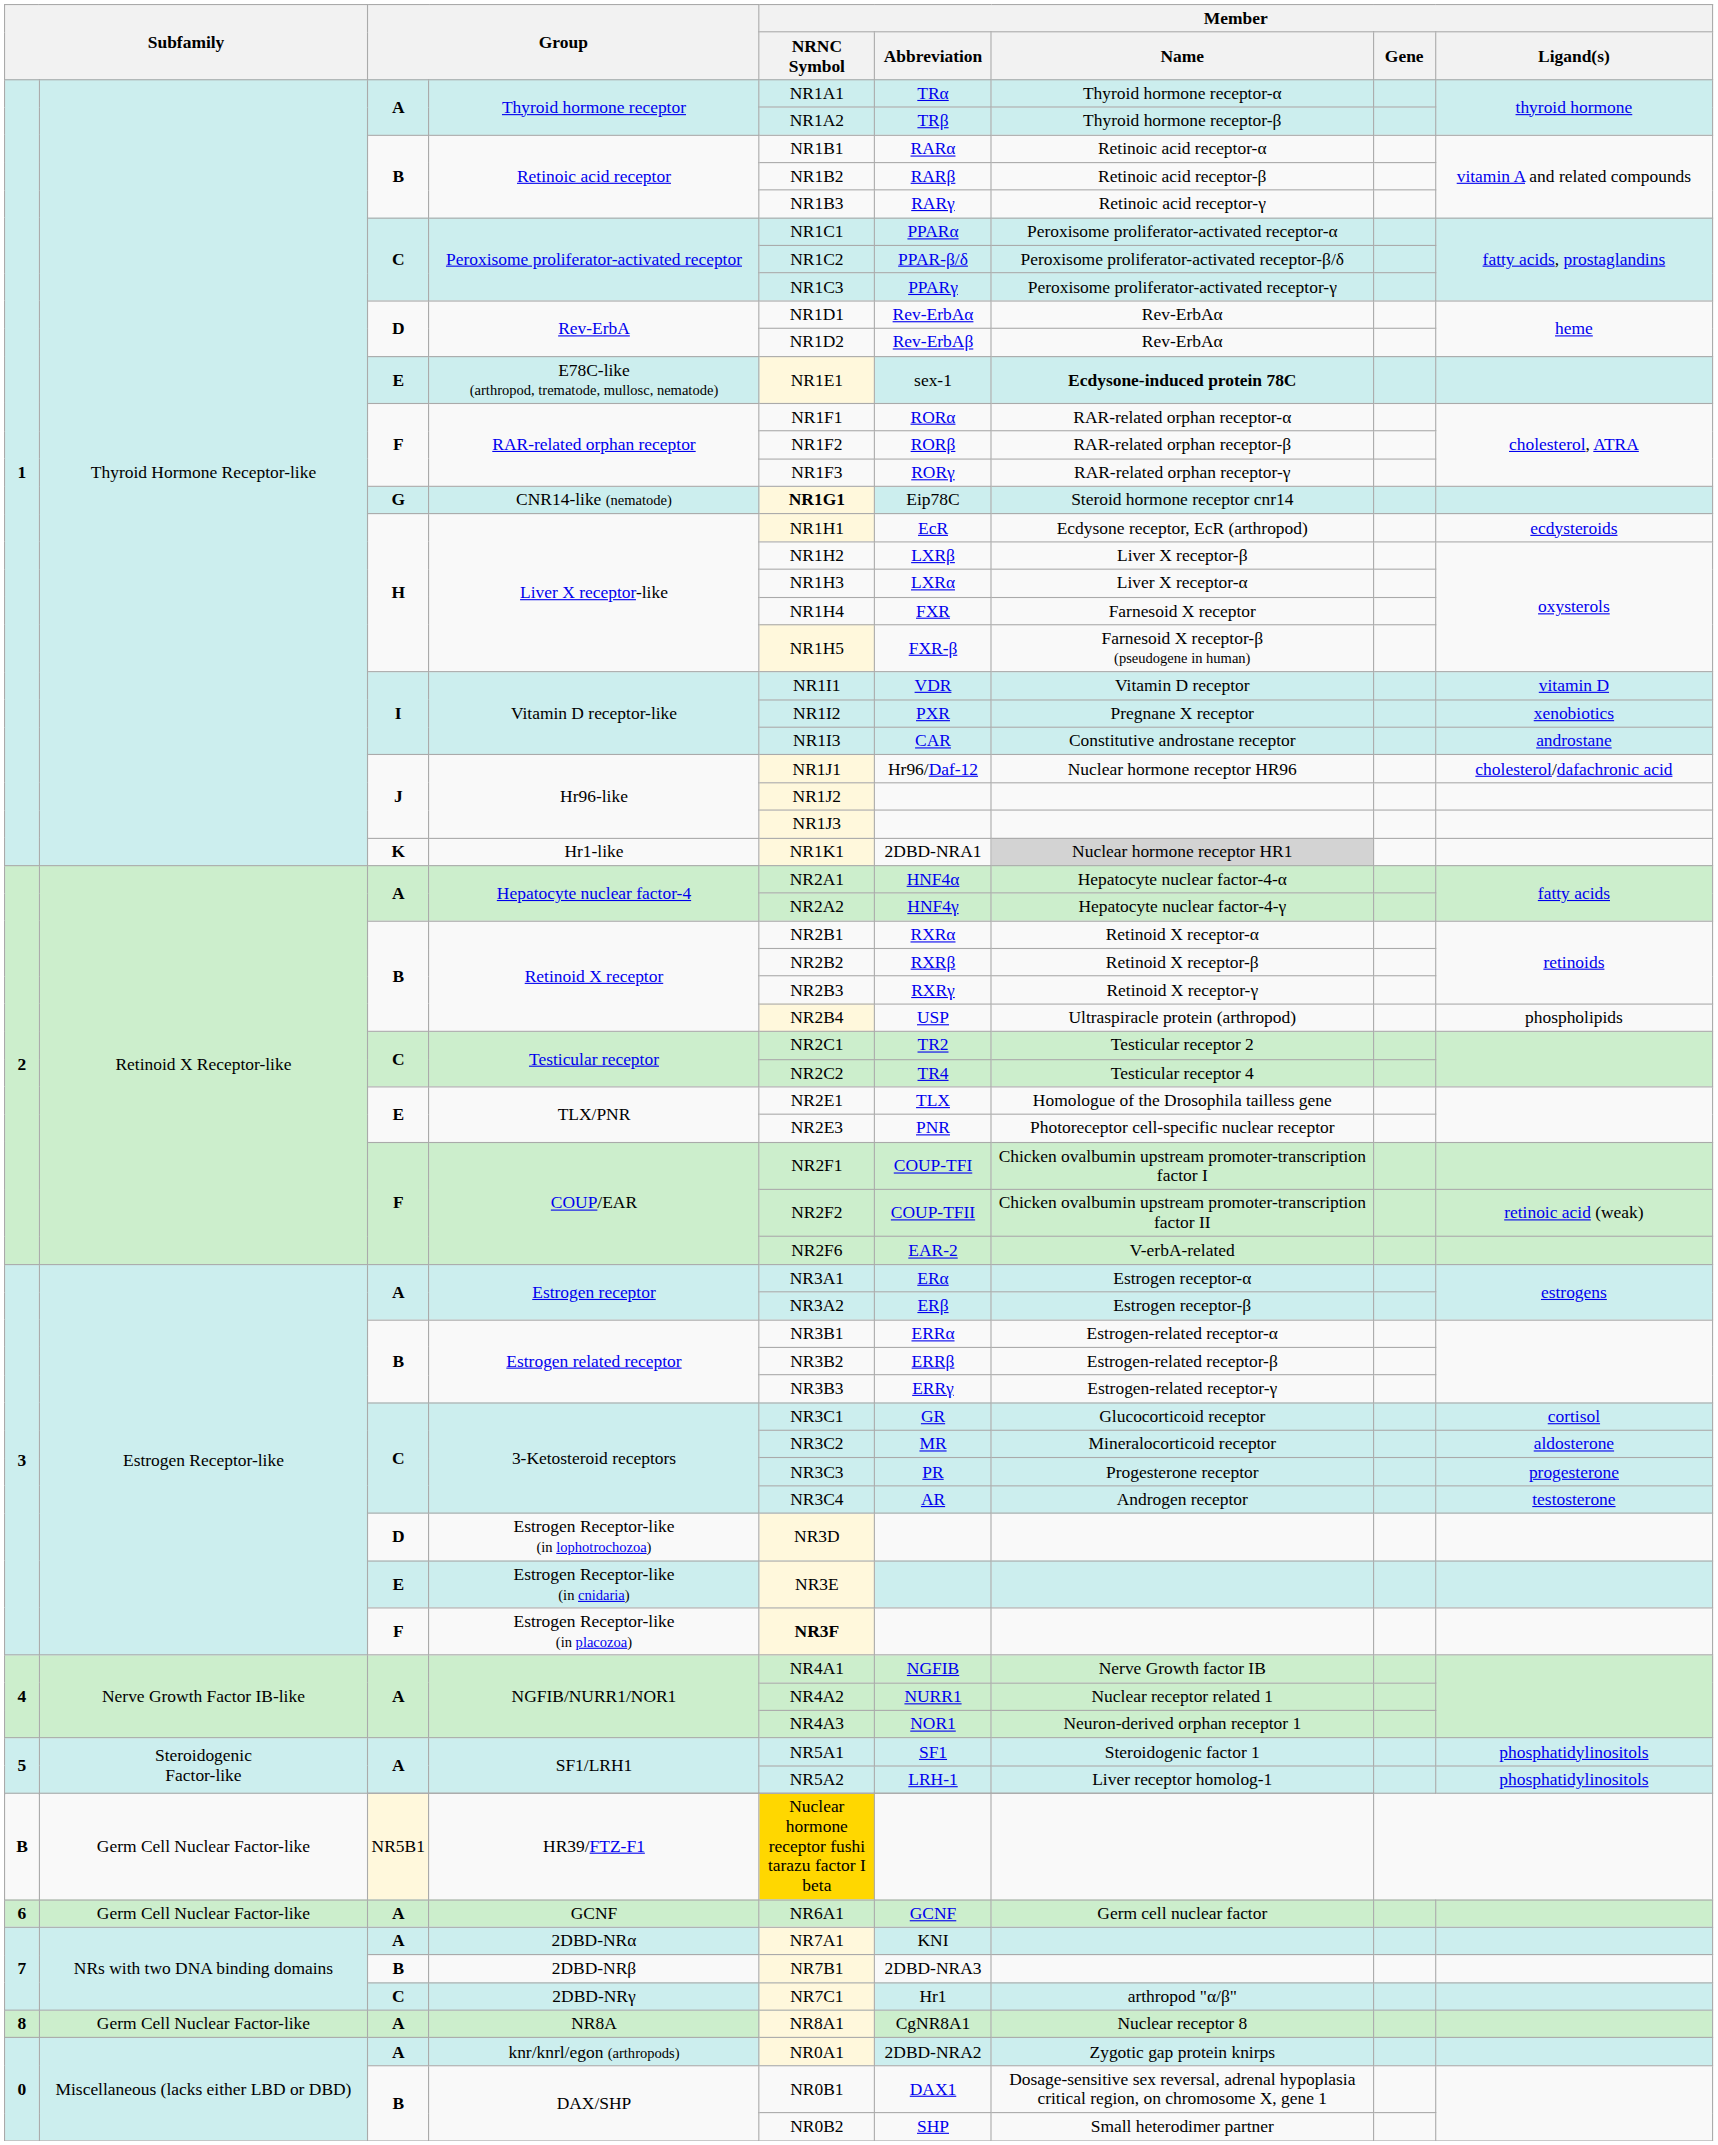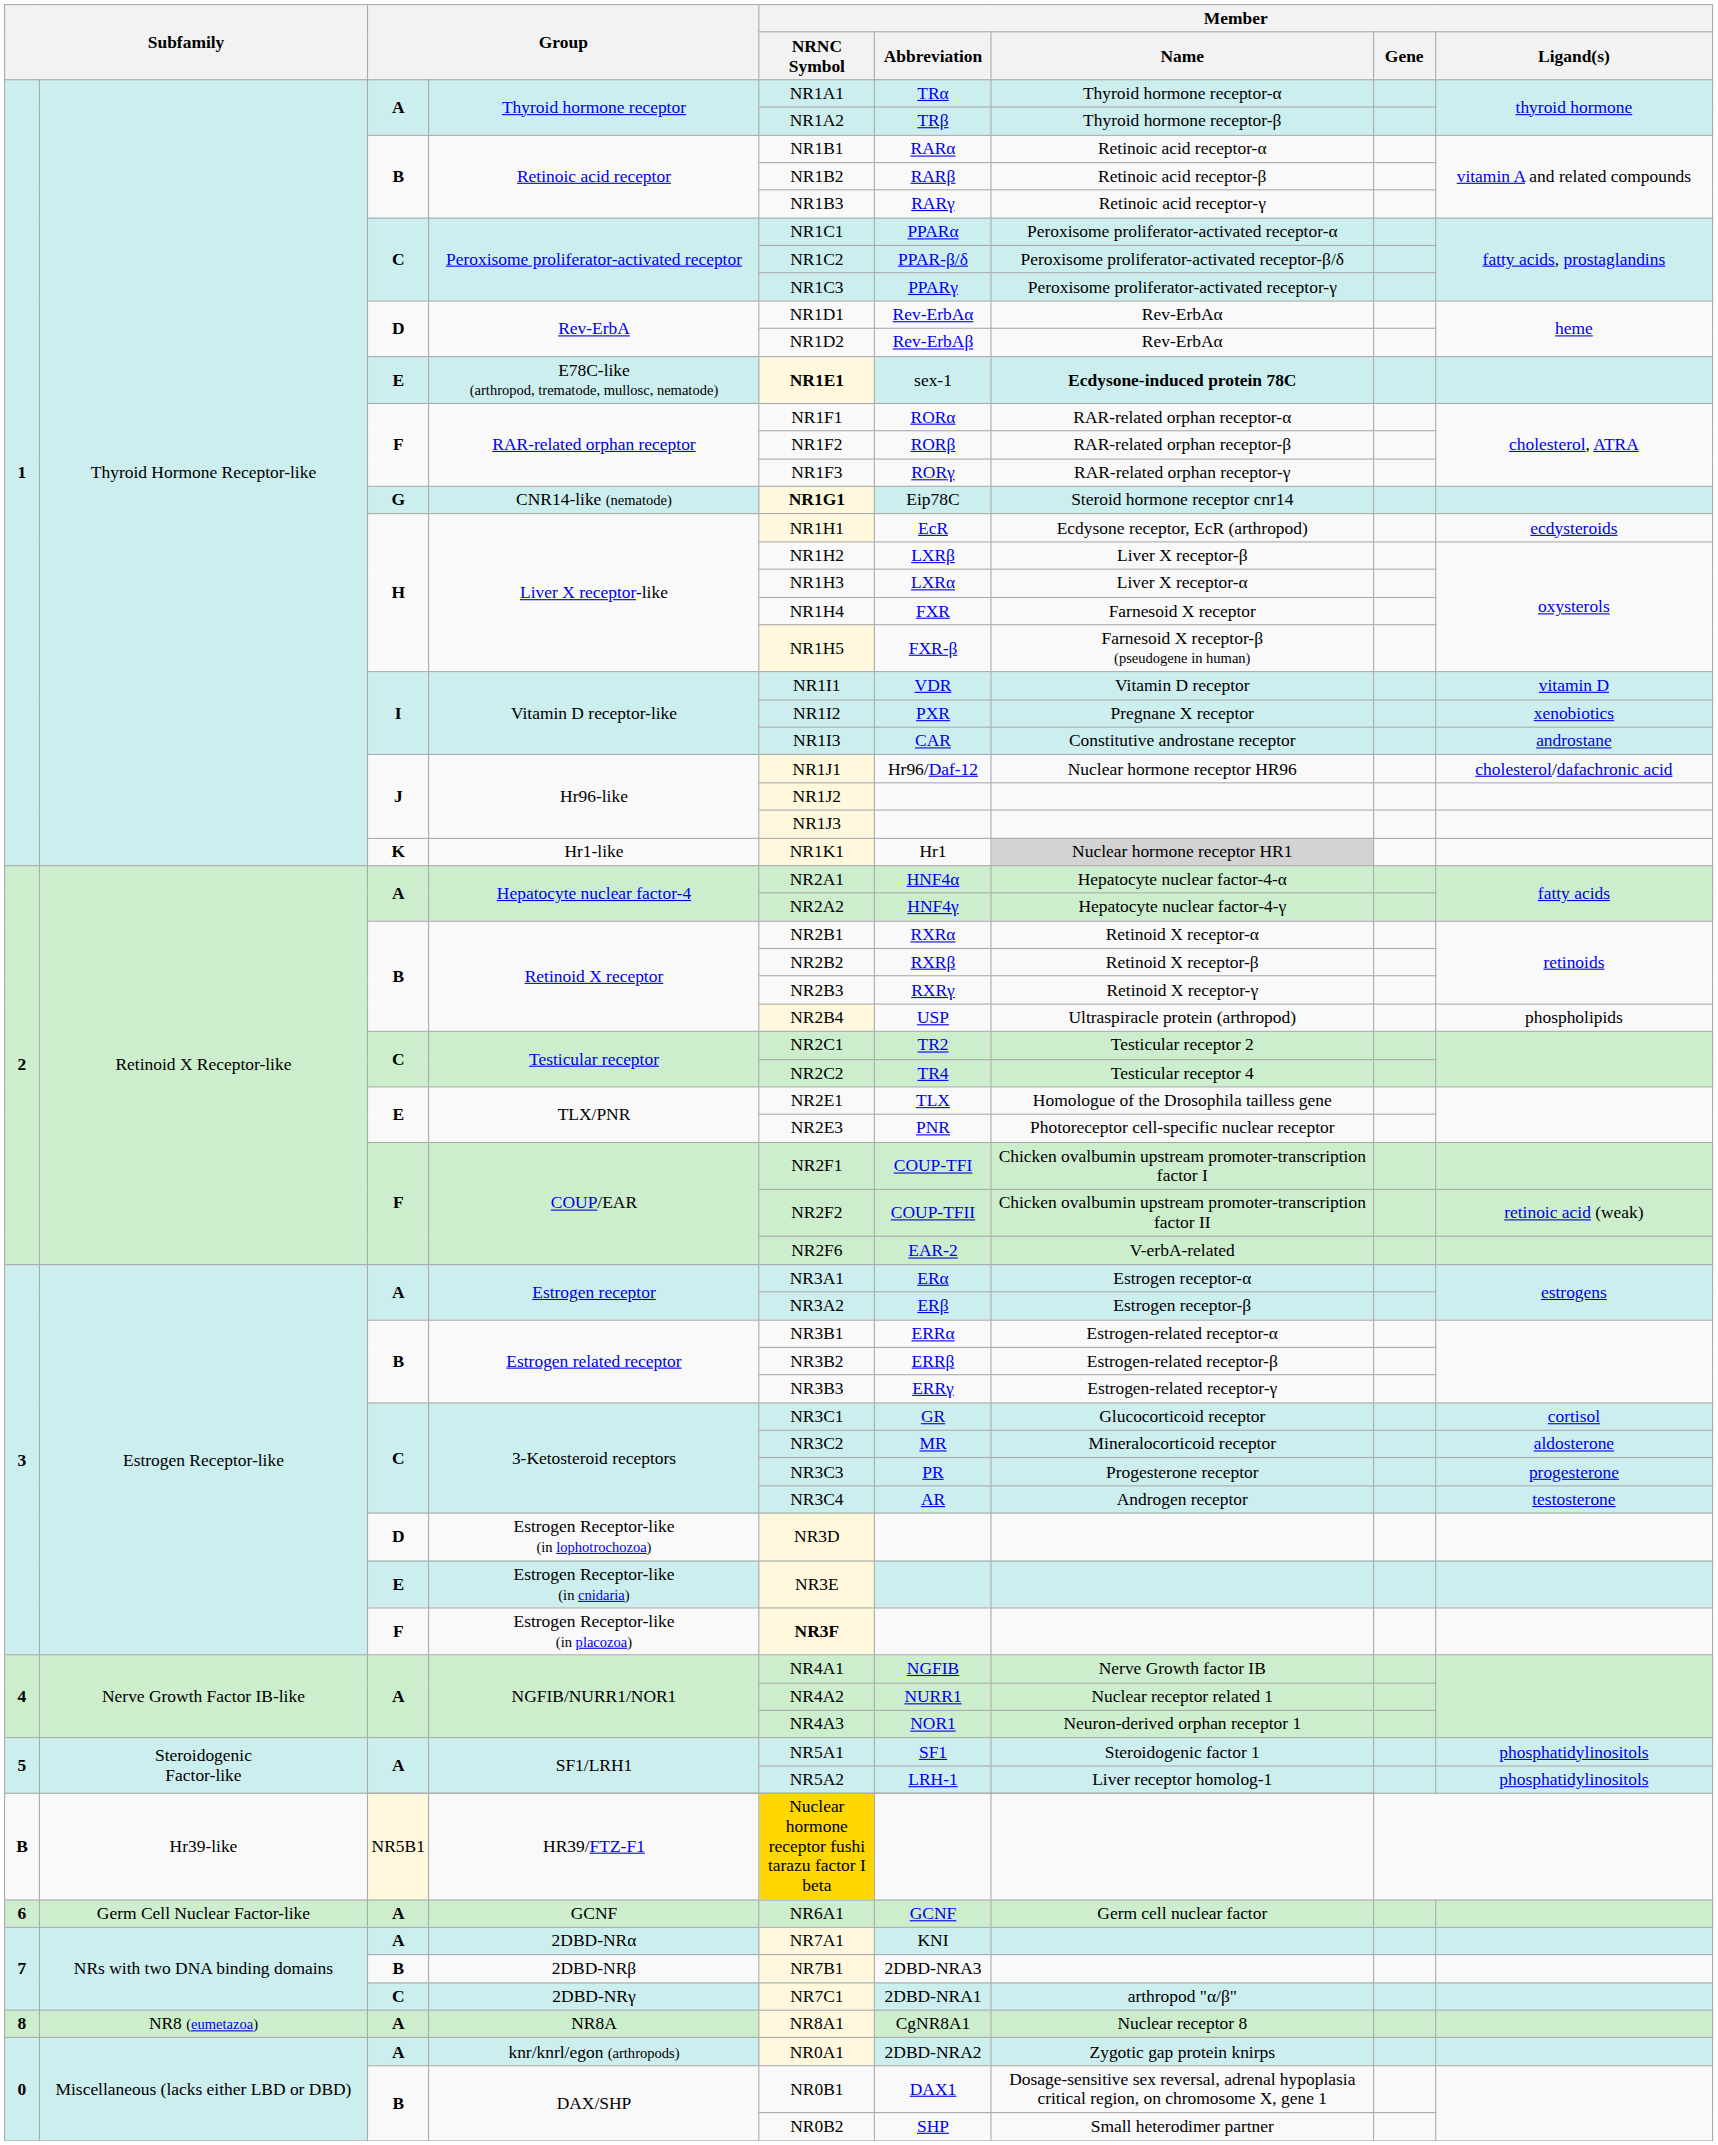(817, 379) normal -> (817, 379) bold
(933, 851) 2DBD-NRA1 -> (933, 851) Hr1
(203, 1846) Germ Cell Nuclear Factor-like -> (203, 1846) Hr39-like
(933, 1996) Hr1 -> (933, 1996) 2DBD-NRA1
(203, 2023) Germ Cell Nuclear Factor-like -> (203, 2023) NR8 (eumetazoa)
